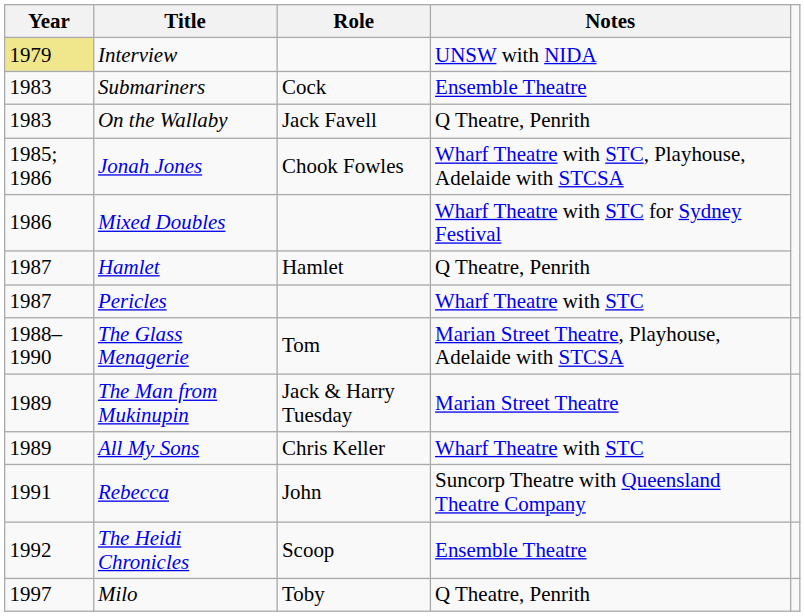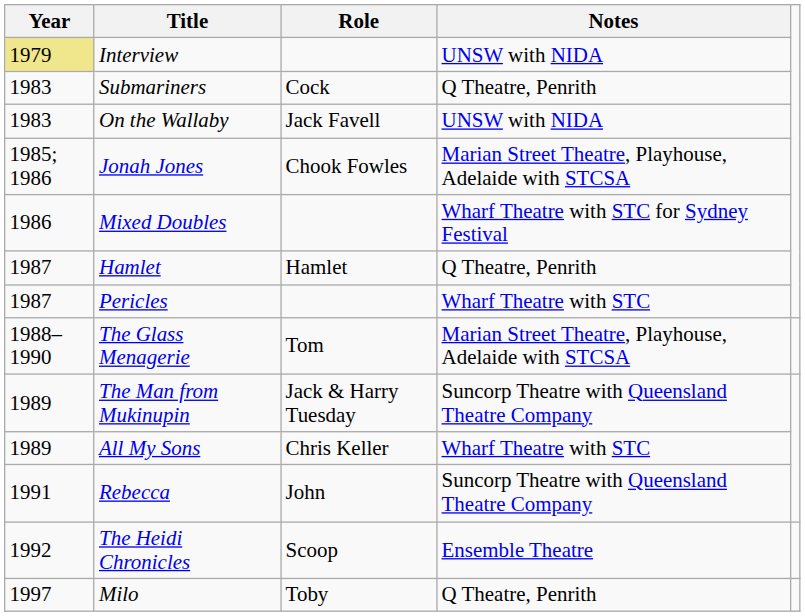(511, 87) Ensemble Theatre -> (519, 87) Q Theatre, Penrith
(513, 120) Q Theatre, Penrith -> (522, 120) UNSW with NIDA
(590, 165) Wharf Theatre with STC, Playhouse, Adelaide with STCSA -> (584, 165) Marian Street Theatre, Playhouse, Adelaide with STCSA
(527, 402) Marian Street Theatre -> (584, 402) Suncorp Theatre with Queensland Theatre Company
